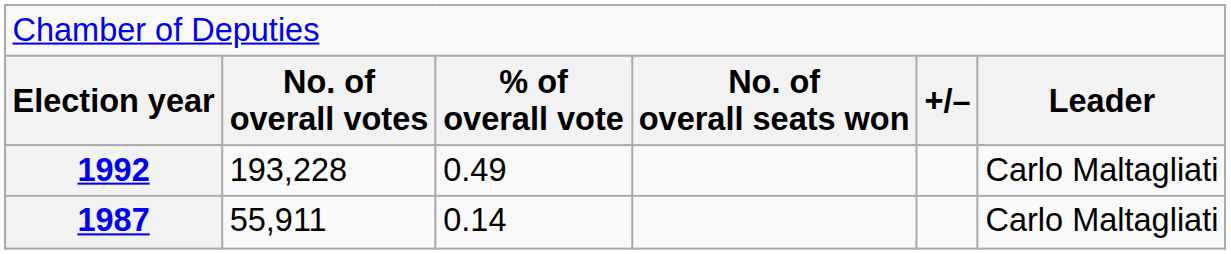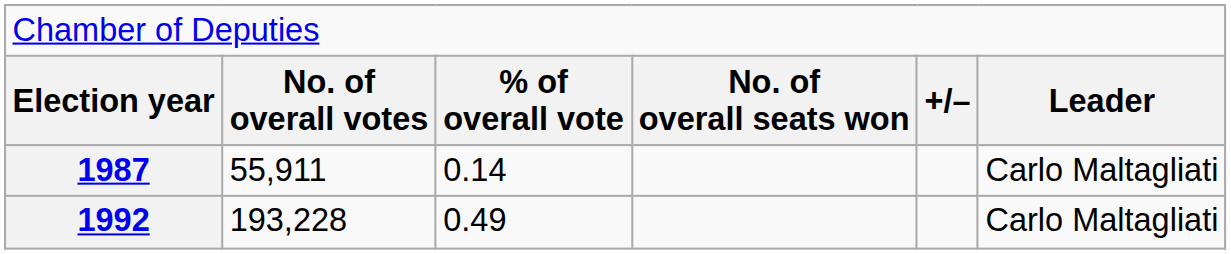rows swapped: (114, 221) <-> (114, 169)
